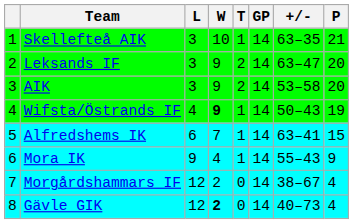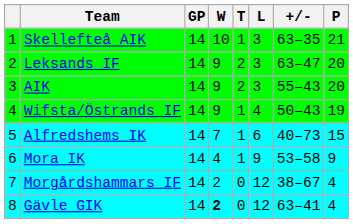columns swapped: (261, 16) <-> (197, 16)
(299, 88) 53–58 -> (299, 88) 55–43
(217, 111) bold -> (217, 111) normal
(299, 135) 63–41 -> (299, 135) 40–73
(299, 159) 55–43 -> (299, 159) 53–58
(299, 206) 40–73 -> (299, 206) 63–41
